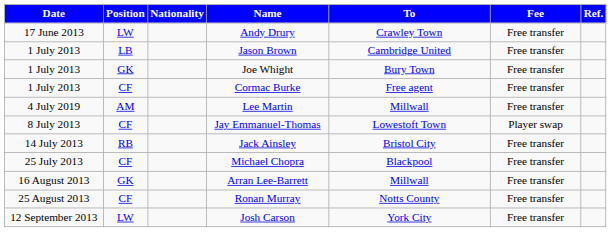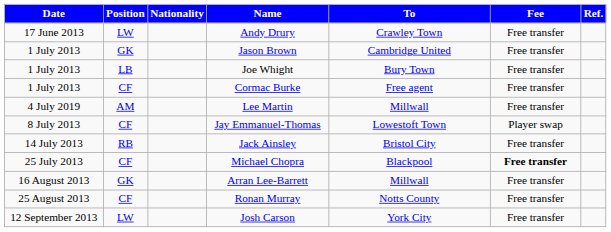(125, 51) LB -> (125, 51) GK
(125, 69) GK -> (125, 69) LB
(535, 162) normal -> (535, 162) bold
